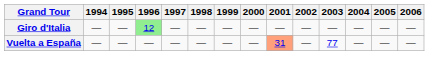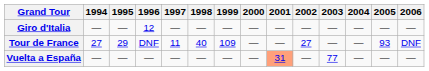(149, 27) lightgreen background -> (149, 27) no background
+ row: (44, 43)
